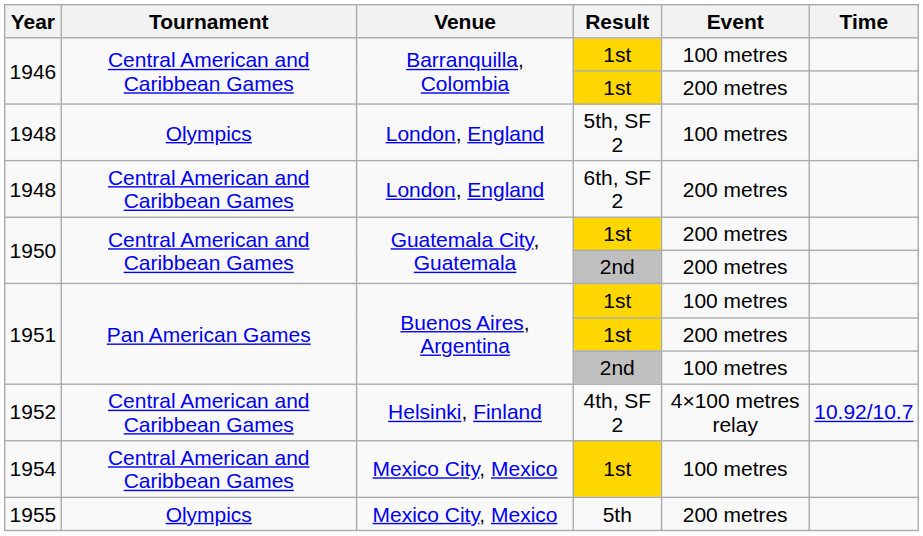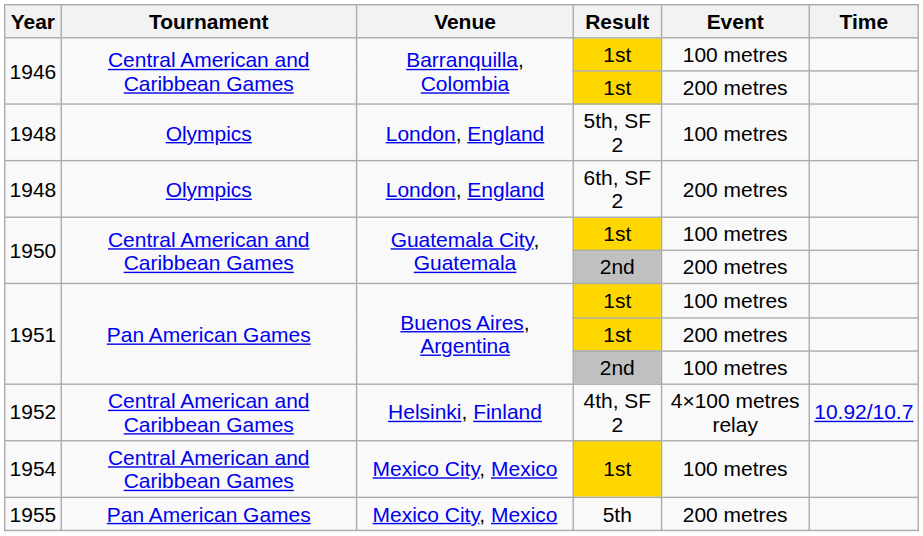(209, 189) Central American and Caribbean Games -> (209, 189) Olympics
(735, 234) 200 metres -> (735, 234) 100 metres
(209, 514) Olympics -> (209, 514) Pan American Games
